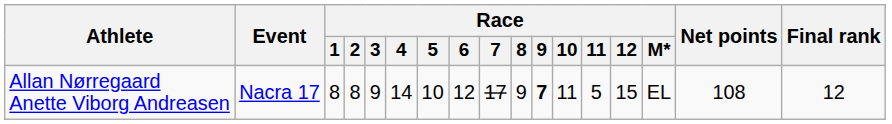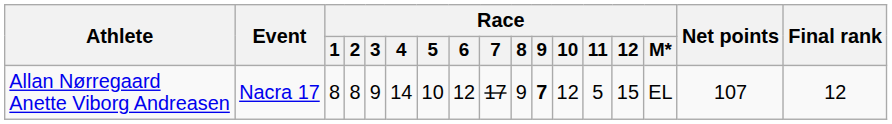(567, 93) 11 -> (568, 93) 12
(729, 93) 108 -> (730, 93) 107
